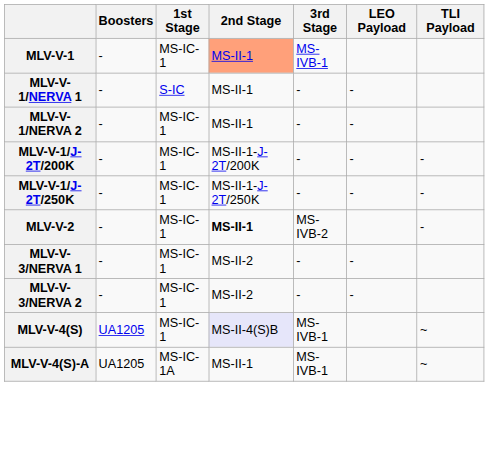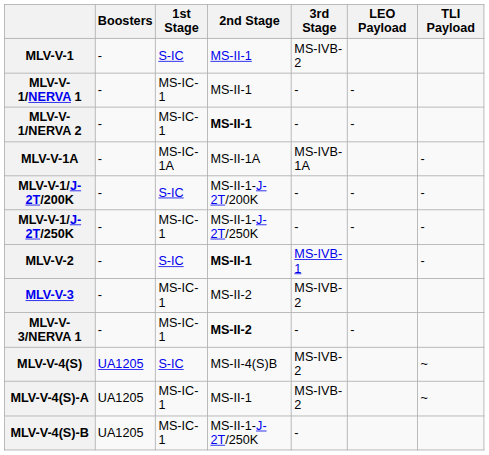(179, 55) MS-IC-1 -> (171, 55) S-IC
(232, 55) lightsalmon background -> (231, 55) no background
(312, 55) MS-IVB-1 -> (318, 55) MS-IVB-2
(172, 90) S-IC -> (178, 90) MS-IC-1
(232, 124) normal -> (231, 124) bold
+ row: (50, 158)
(179, 158) MS-IC-1 -> (171, 192) S-IC
(179, 227) MS-IC-1 -> (171, 261) S-IC
(312, 227) MS-IVB-2 -> (318, 261) MS-IVB-1
+ row: (50, 295)
(232, 261) normal -> (231, 330) bold
- row: (50, 295)
(179, 330) MS-IC-1 -> (171, 364) S-IC
(245, 330) lavender background -> (244, 364) no background
(312, 330) MS-IVB-1 -> (318, 364) MS-IVB-2
(179, 364) MS-IC-1A -> (178, 398) MS-IC-1
(312, 364) MS-IVB-1 -> (318, 398) MS-IVB-2
+ row: (50, 432)
